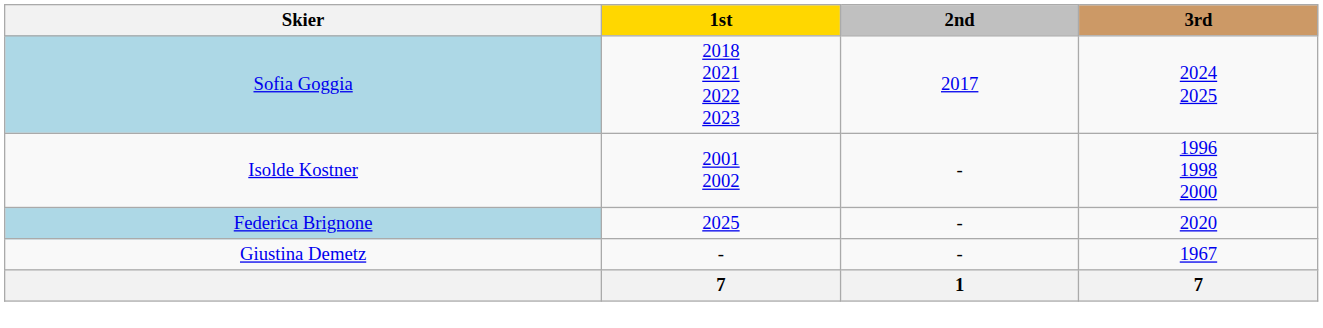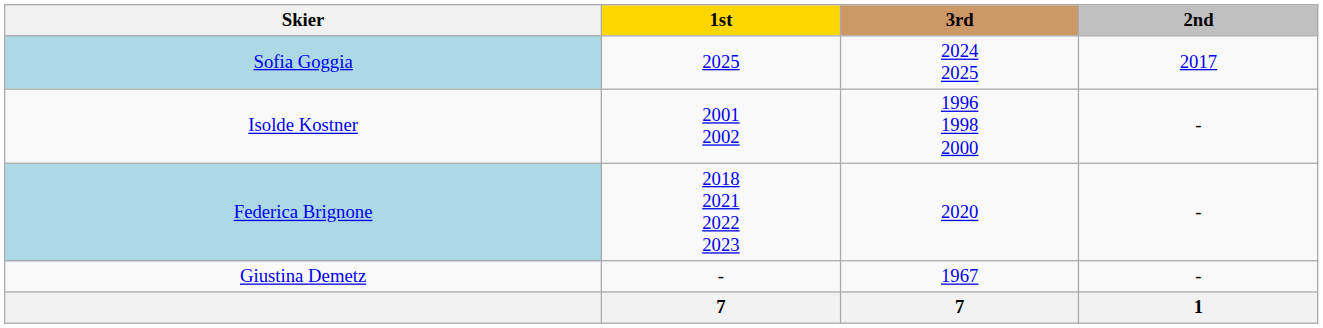columns swapped: (960, 20) <-> (1198, 20)
(721, 84) 2018 2021 2022 2023 -> (721, 62) 2025
(721, 223) 2025 -> (721, 212) 2018 2021 2022 2023
